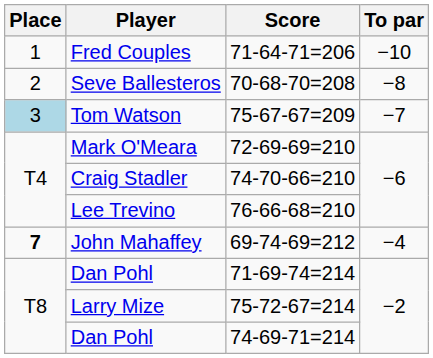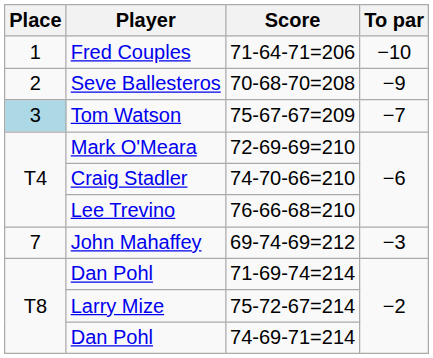(394, 83) −8 -> (394, 83) −9
(35, 242) bold -> (35, 242) normal
(394, 242) −4 -> (394, 242) −3
